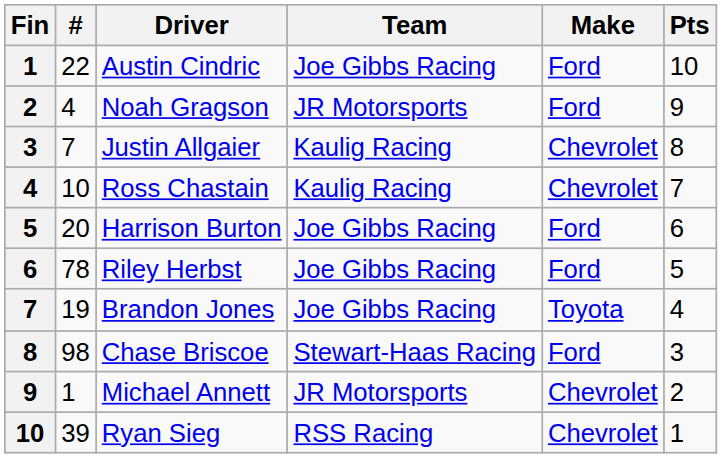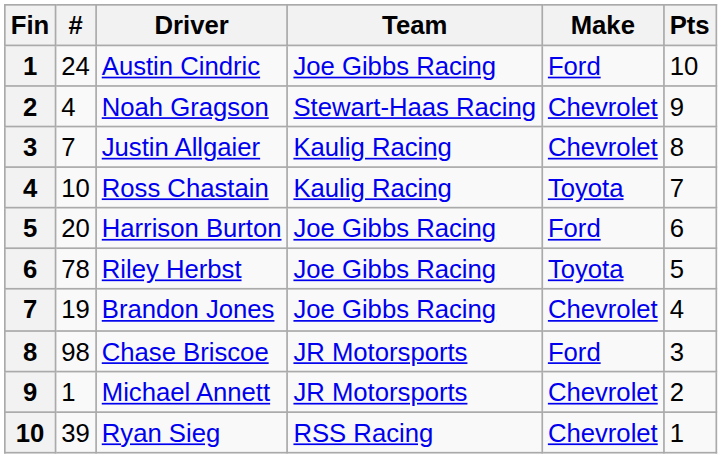(76, 66) 22 -> (76, 66) 24
(380, 107) JR Motorsports -> (415, 107) Stewart-Haas Racing
(574, 107) Ford -> (603, 107) Chevrolet
(603, 188) Chevrolet -> (586, 188) Toyota
(574, 269) Ford -> (586, 269) Toyota
(586, 310) Toyota -> (603, 310) Chevrolet
(415, 351) Stewart-Haas Racing -> (380, 351) JR Motorsports
